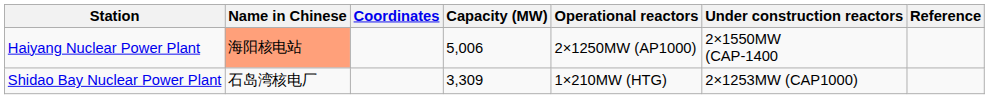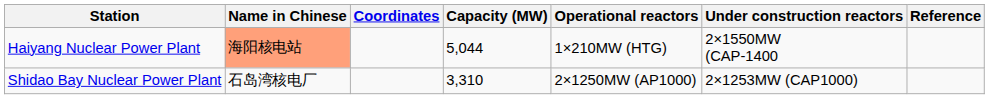(465, 47) 5,006 -> (465, 47) 5,044
(625, 47) 2×1250MW (AP1000) -> (611, 47) 1×210MW (HTG)
(465, 80) 3,309 -> (465, 80) 3,310
(611, 80) 1×210MW (HTG) -> (625, 80) 2×1250MW (AP1000)
